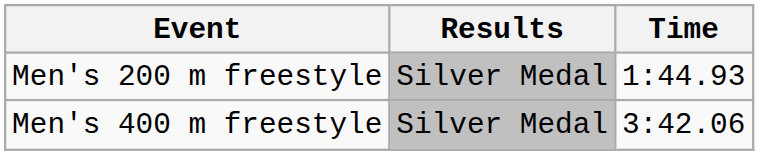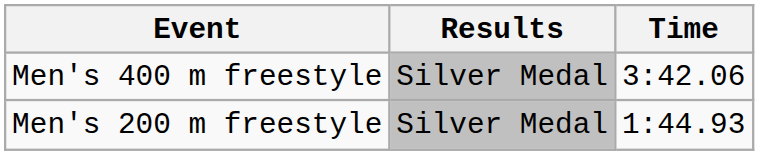rows swapped: (197, 77) <-> (197, 125)
